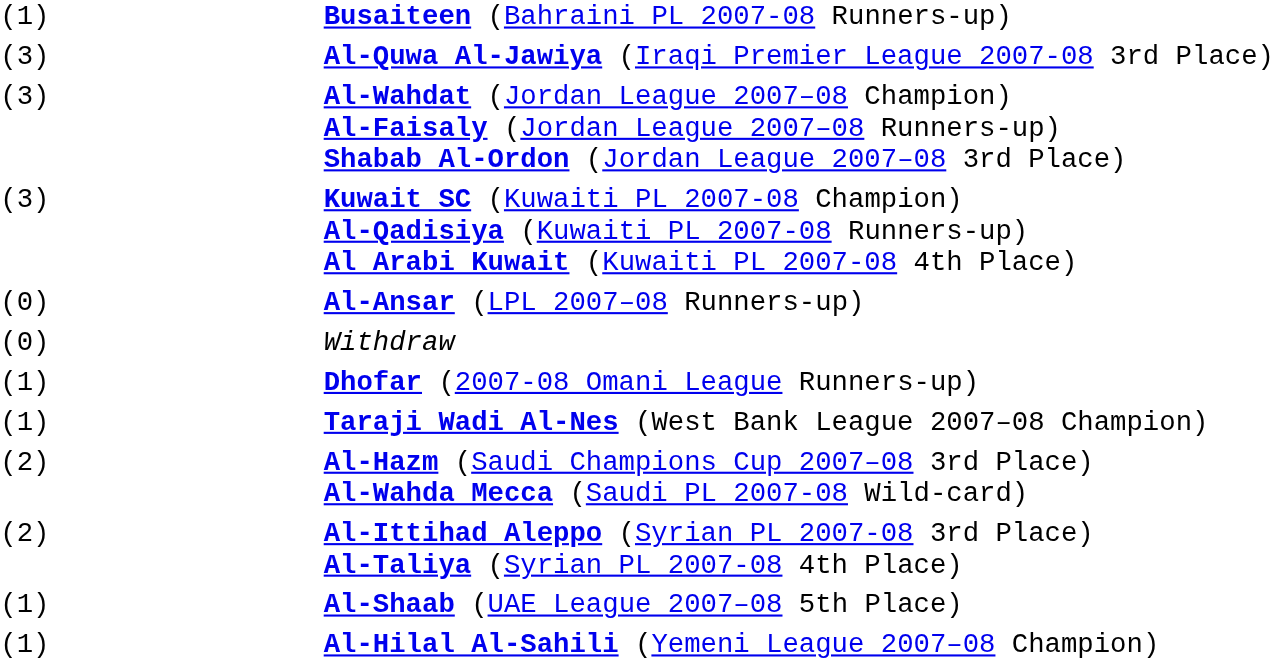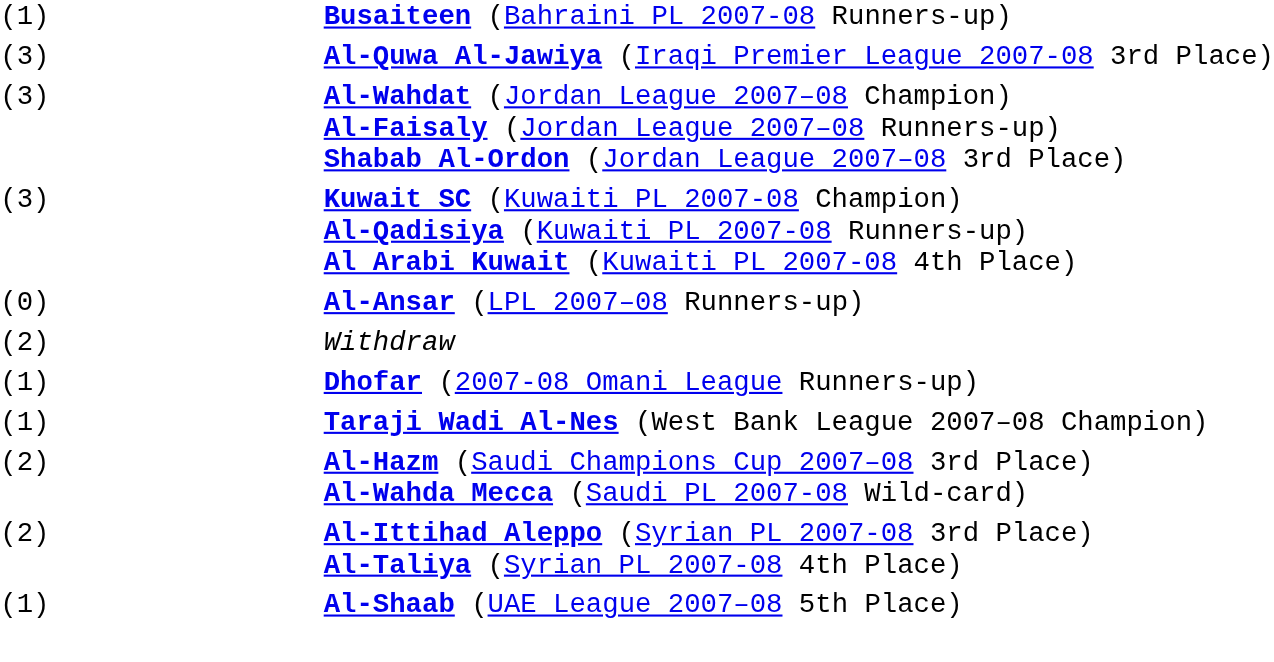(25, 343) (0) -> (25, 343) (2)
- row: (741, 645)
